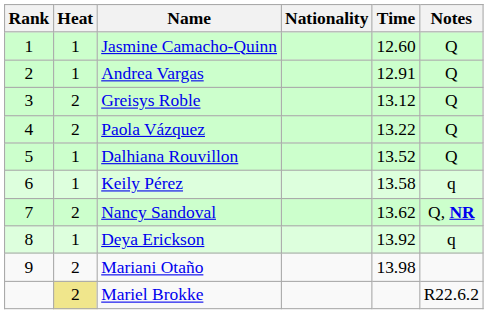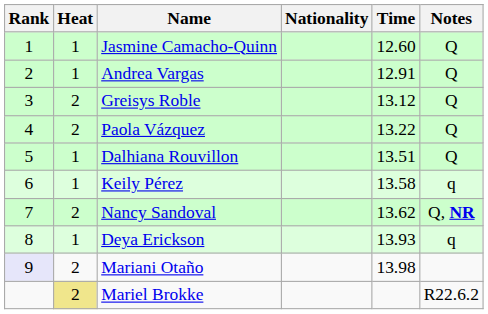(396, 156) 13.52 -> (396, 156) 13.51
(396, 239) 13.92 -> (396, 239) 13.93
(29, 267) no background -> (29, 267) lavender background
